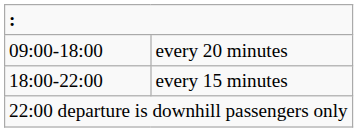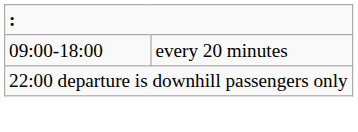- row: (222, 80)
